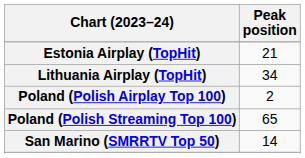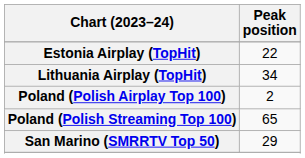(270, 53) 21 -> (270, 53) 22
(270, 141) 14 -> (270, 141) 29
